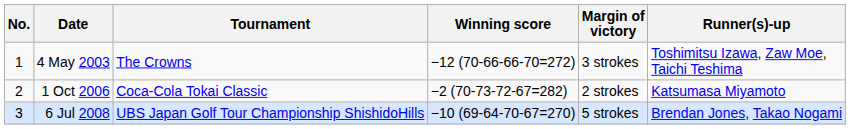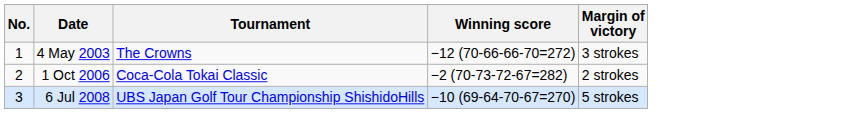- column: (747, 24)
